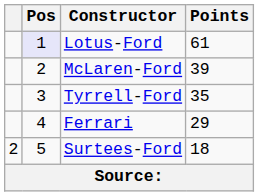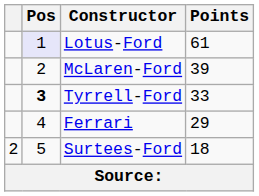(41, 98) normal -> (41, 98) bold
(200, 98) 35 -> (200, 98) 33
